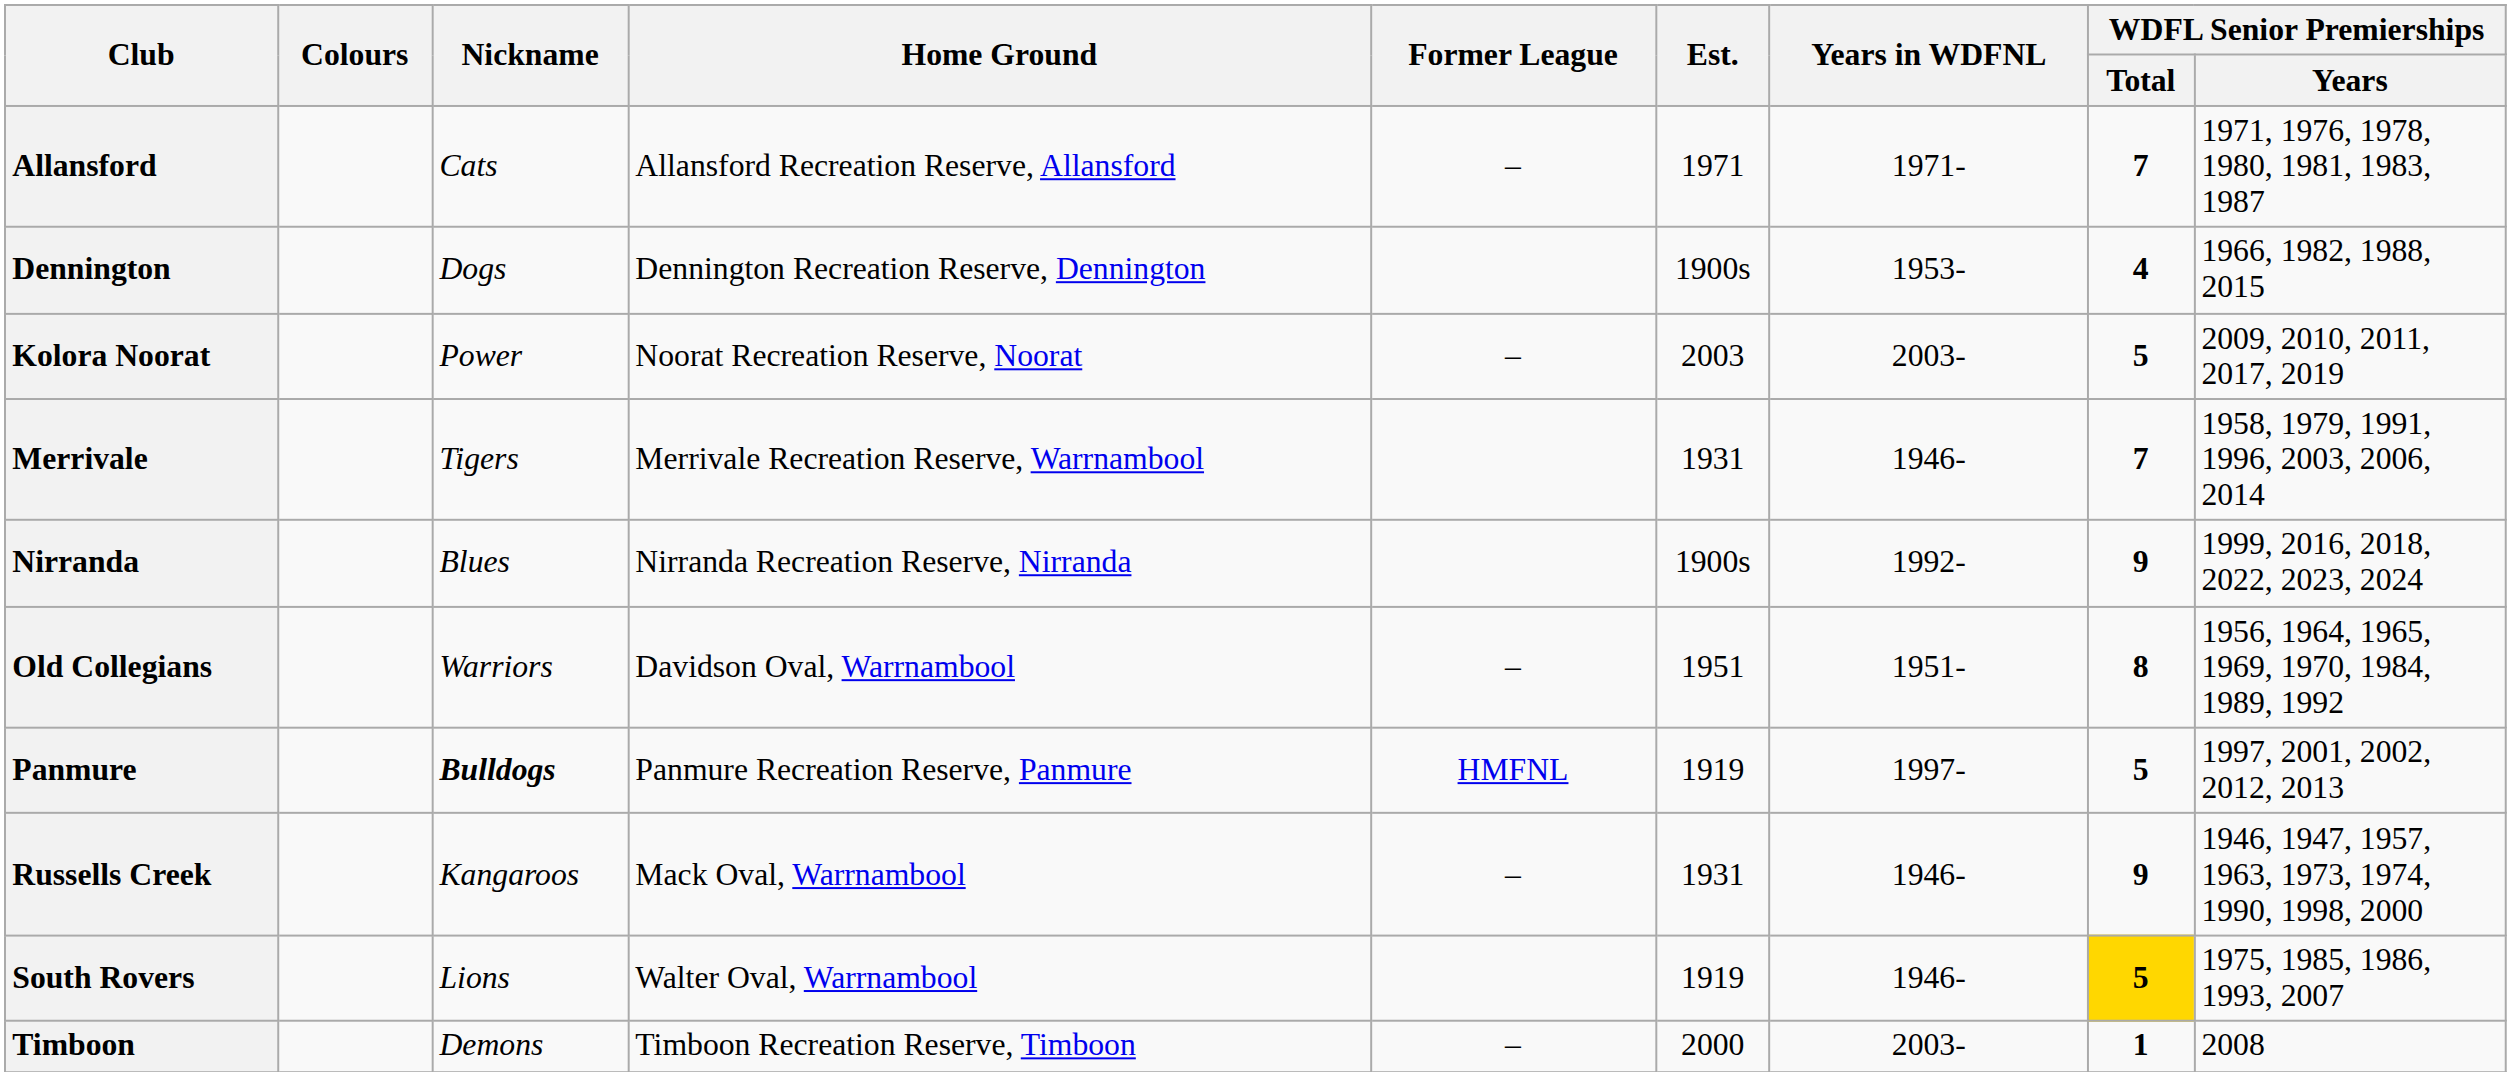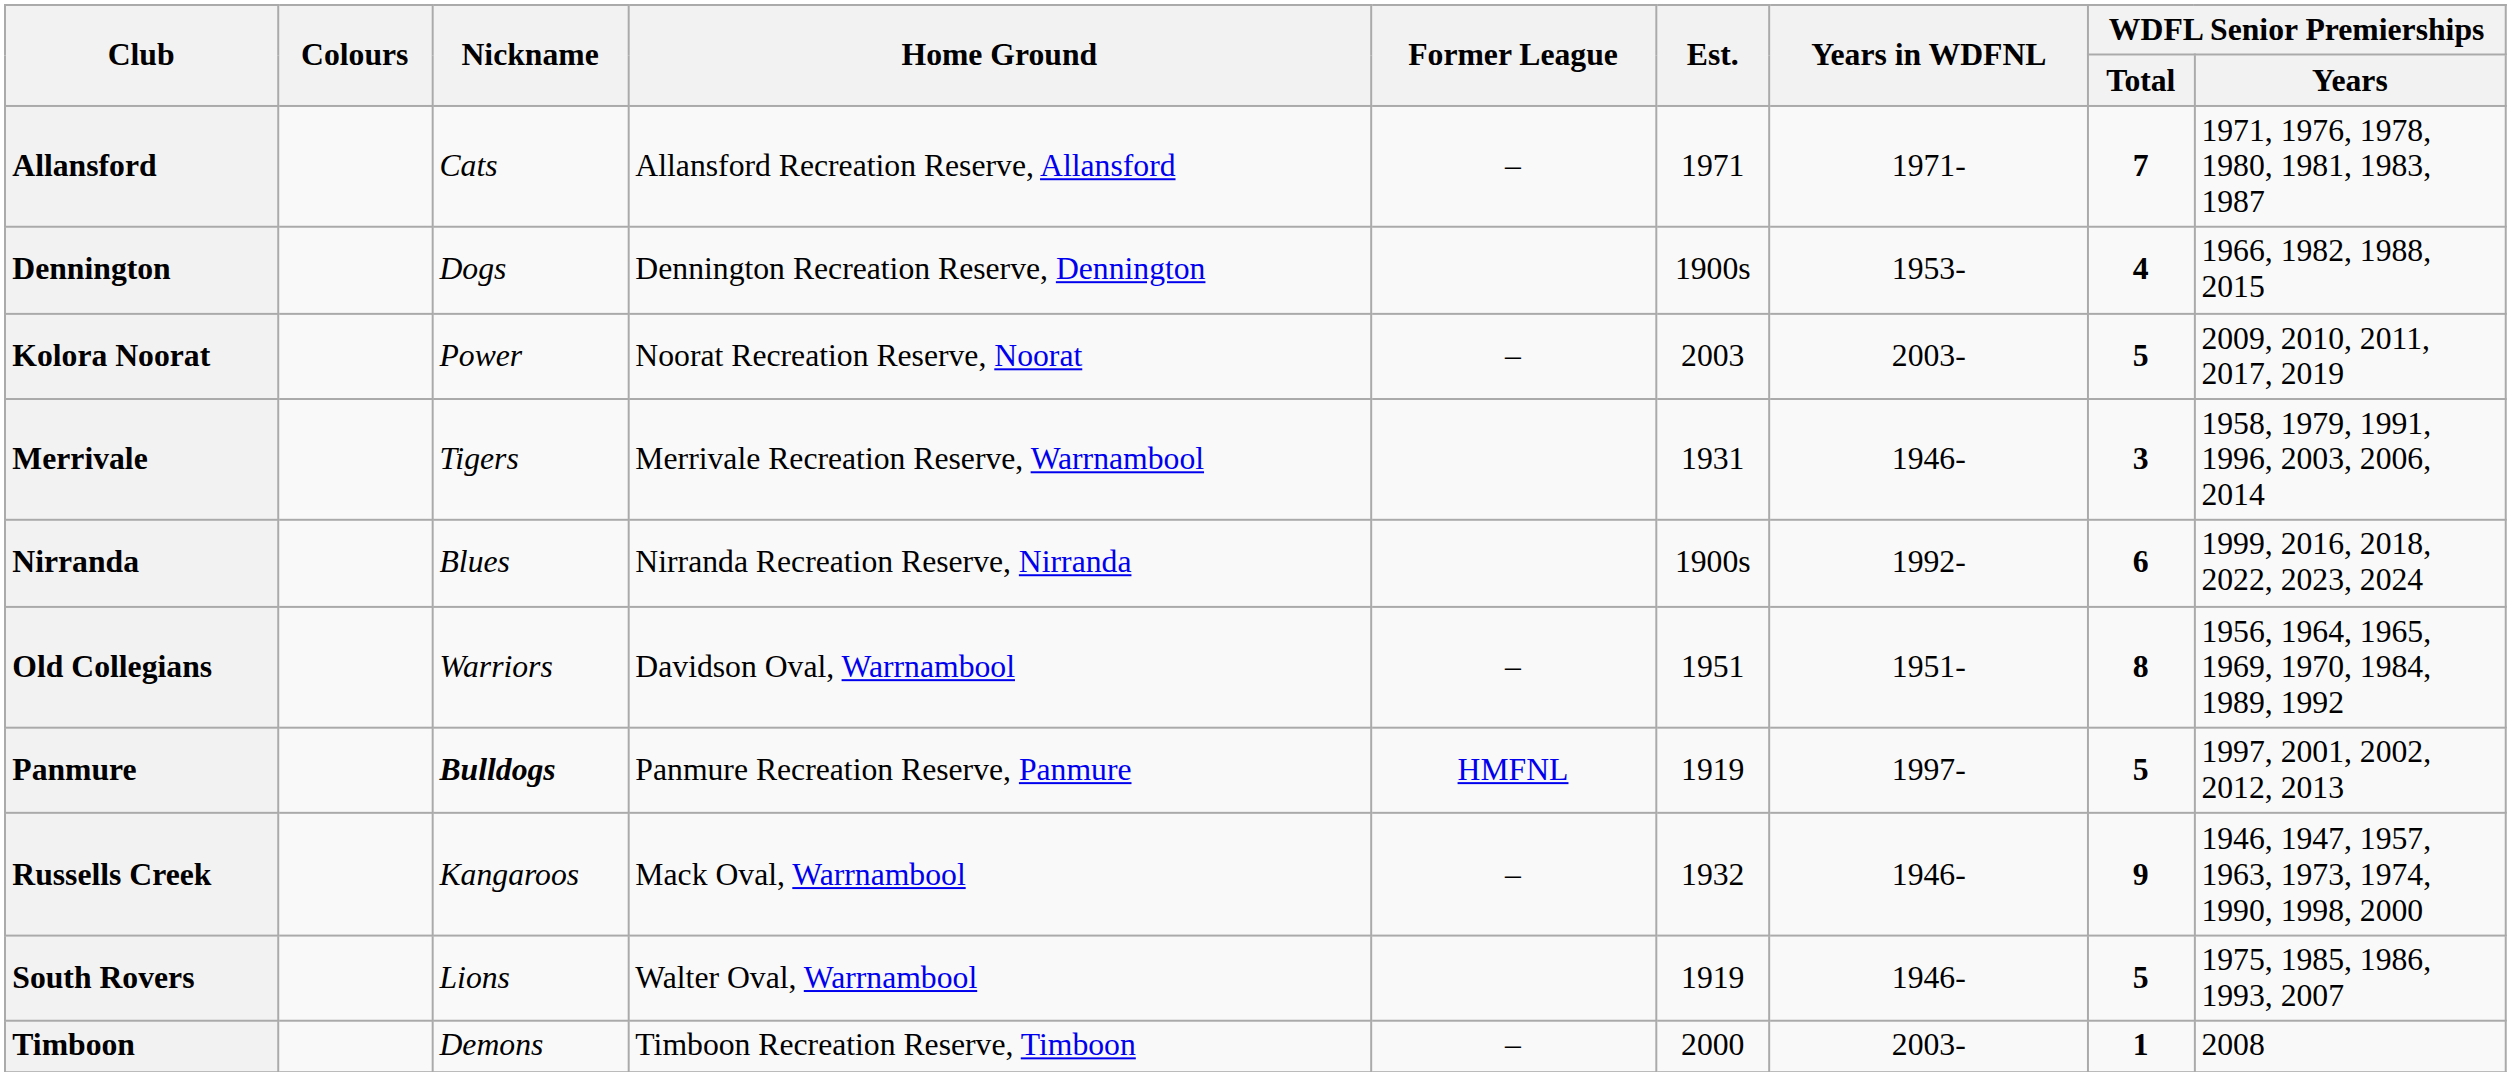(2141, 459) 7 -> (2141, 459) 3
(2141, 562) 9 -> (2141, 562) 6
(1713, 873) 1931 -> (1713, 873) 1932
(2141, 977) gold background -> (2141, 977) no background
